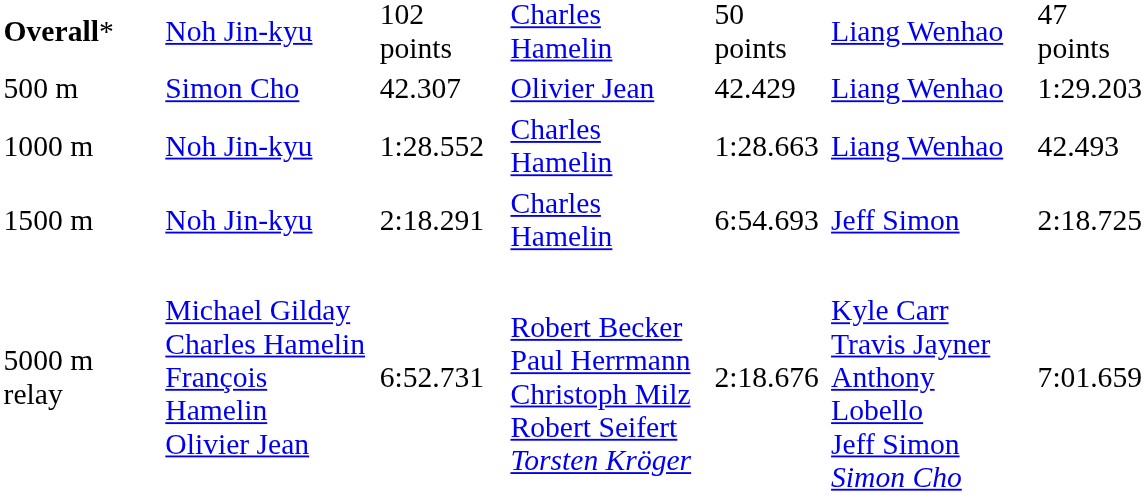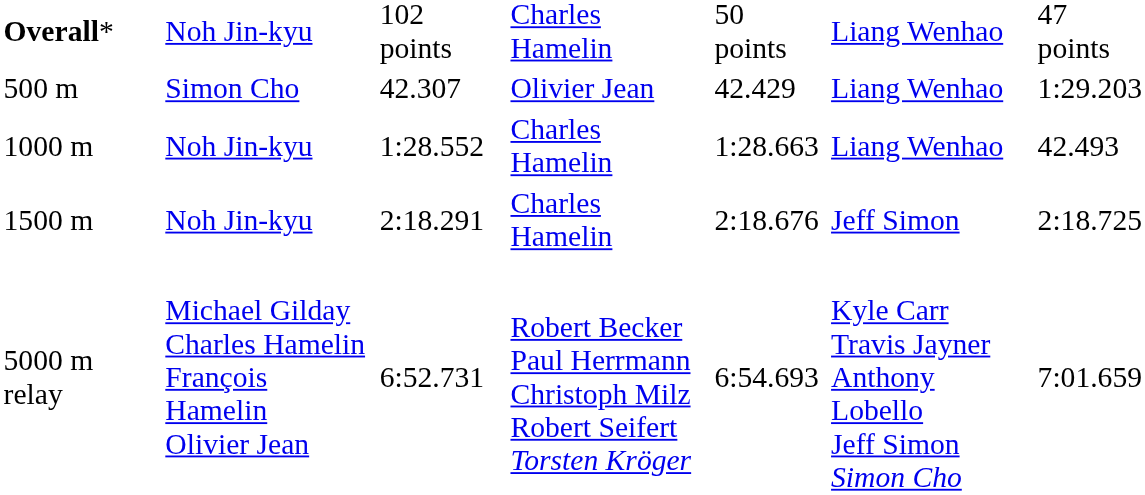(767, 220) 6:54.693 -> (767, 220) 2:18.676
(767, 377) 2:18.676 -> (767, 377) 6:54.693
